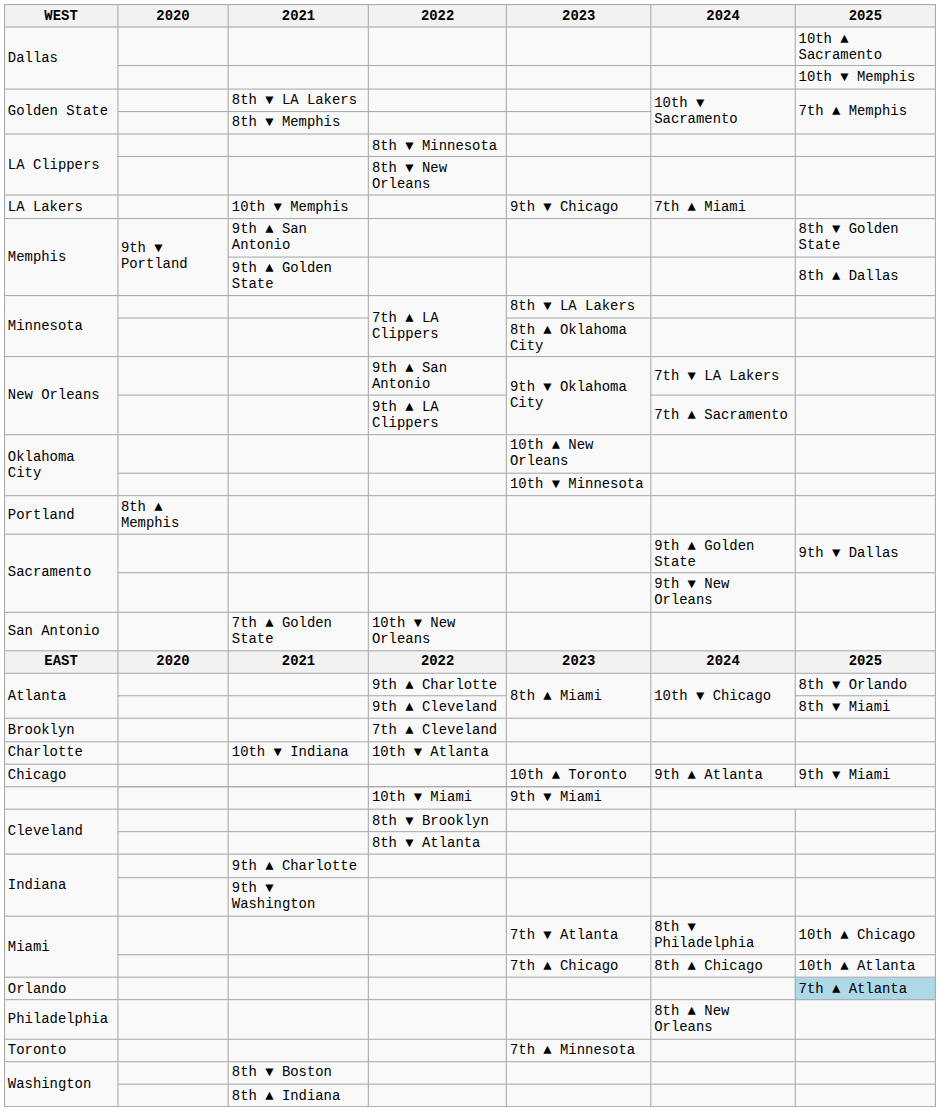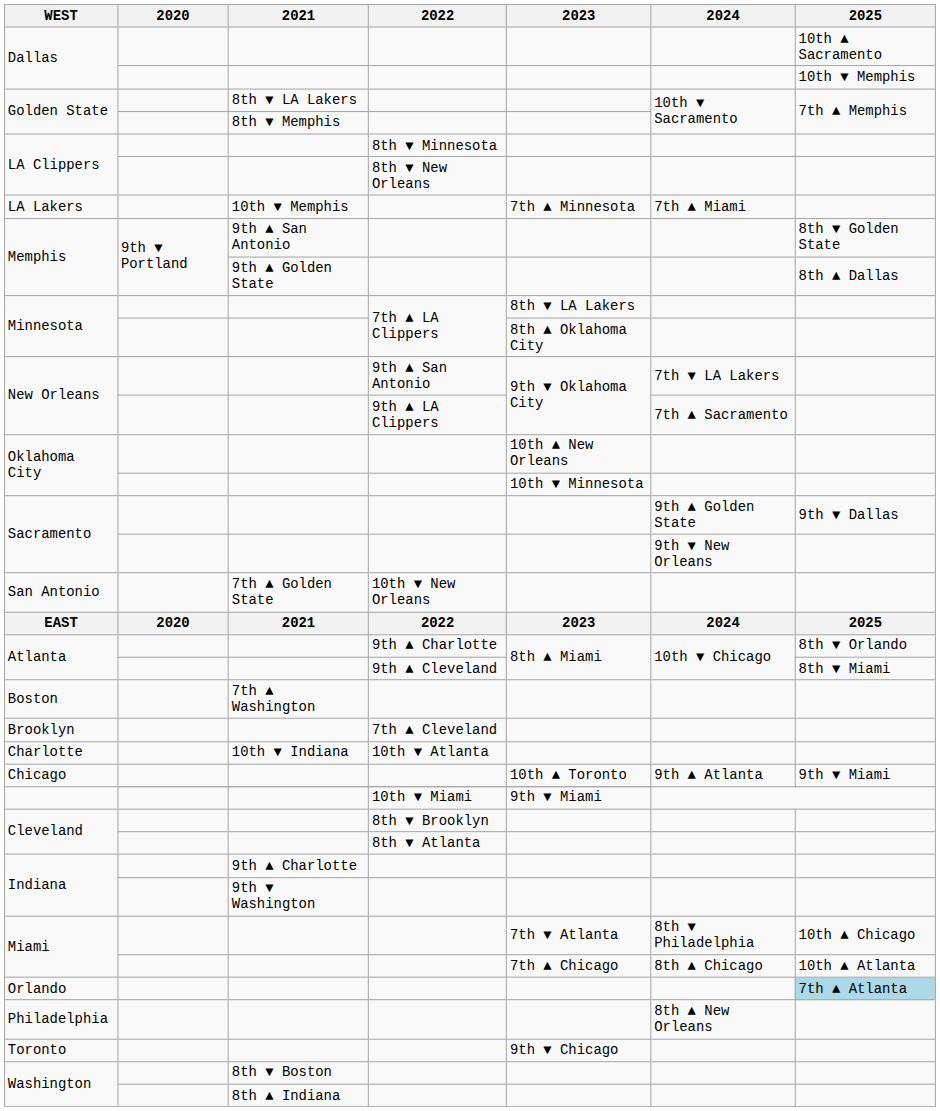(564, 207) 9th ▼ Chicago -> (573, 207) 7th ▲ Minnesota
- row: (41, 515)
+ row: (33, 699)
(573, 1050) 7th ▲ Minnesota -> (564, 1050) 9th ▼ Chicago
